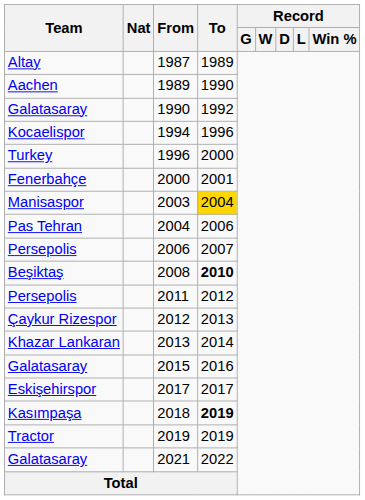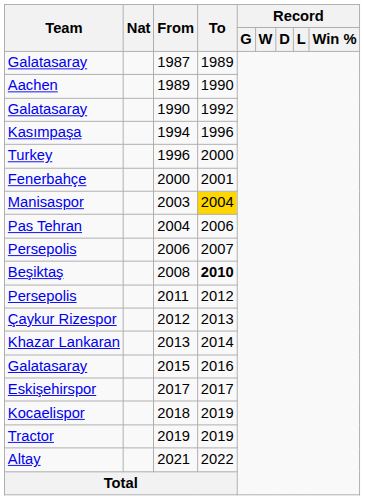(24, 62) Altay -> (48, 62) Galatasaray
(46, 132) Kocaelispor -> (45, 132) Kasımpaşa
(45, 413) Kasımpaşa -> (46, 413) Kocaelispor
(217, 413) bold -> (217, 413) normal
(48, 459) Galatasaray -> (24, 459) Altay
